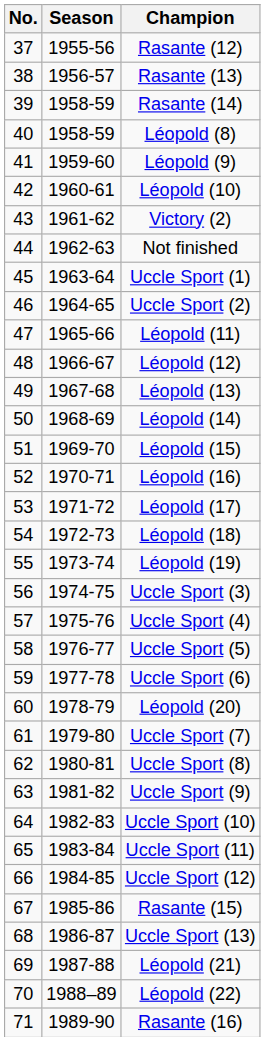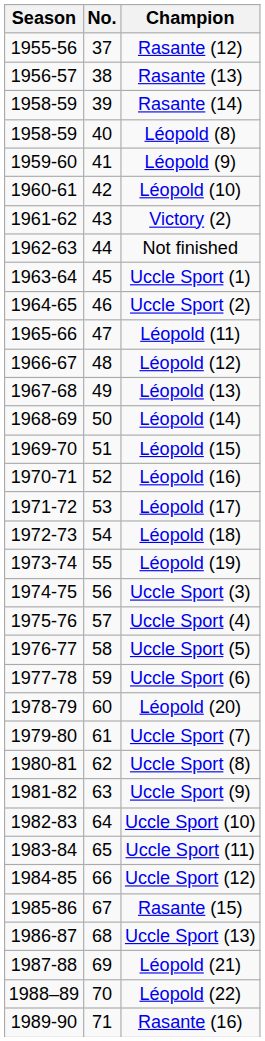columns swapped: (23, 18) <-> (81, 18)
